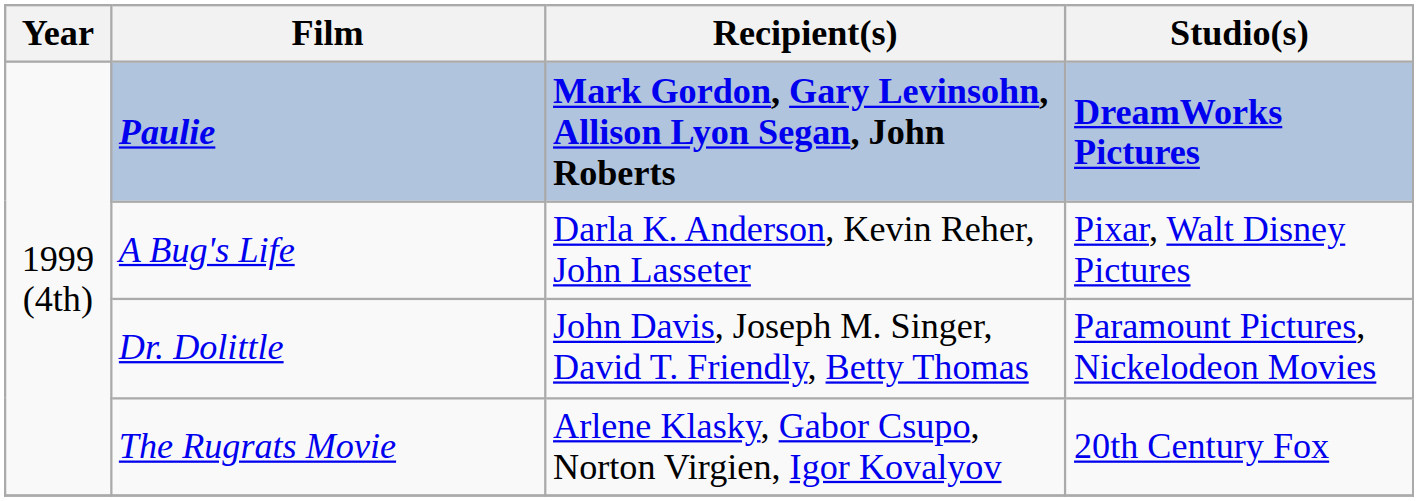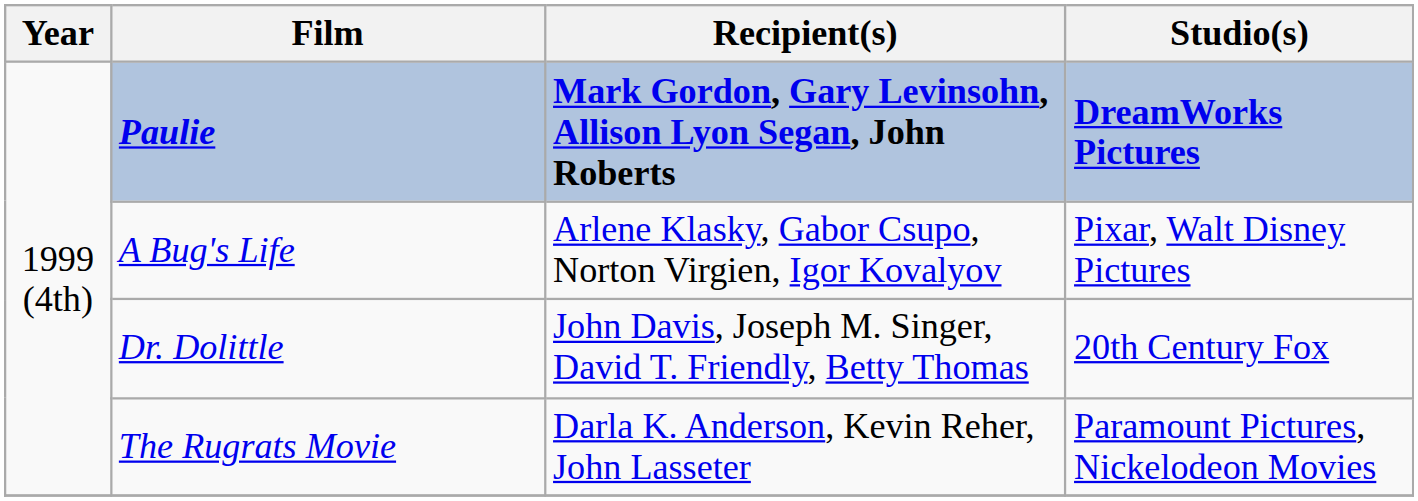(794, 249) Darla K. Anderson, Kevin Reher, John Lasseter -> (777, 249) Arlene Klasky, Gabor Csupo, Norton Virgien, Igor Kovalyov
(1225, 347) Paramount Pictures, Nickelodeon Movies -> (1202, 347) 20th Century Fox
(777, 445) Arlene Klasky, Gabor Csupo, Norton Virgien, Igor Kovalyov -> (794, 445) Darla K. Anderson, Kevin Reher, John Lasseter
(1202, 445) 20th Century Fox -> (1225, 445) Paramount Pictures, Nickelodeon Movies
